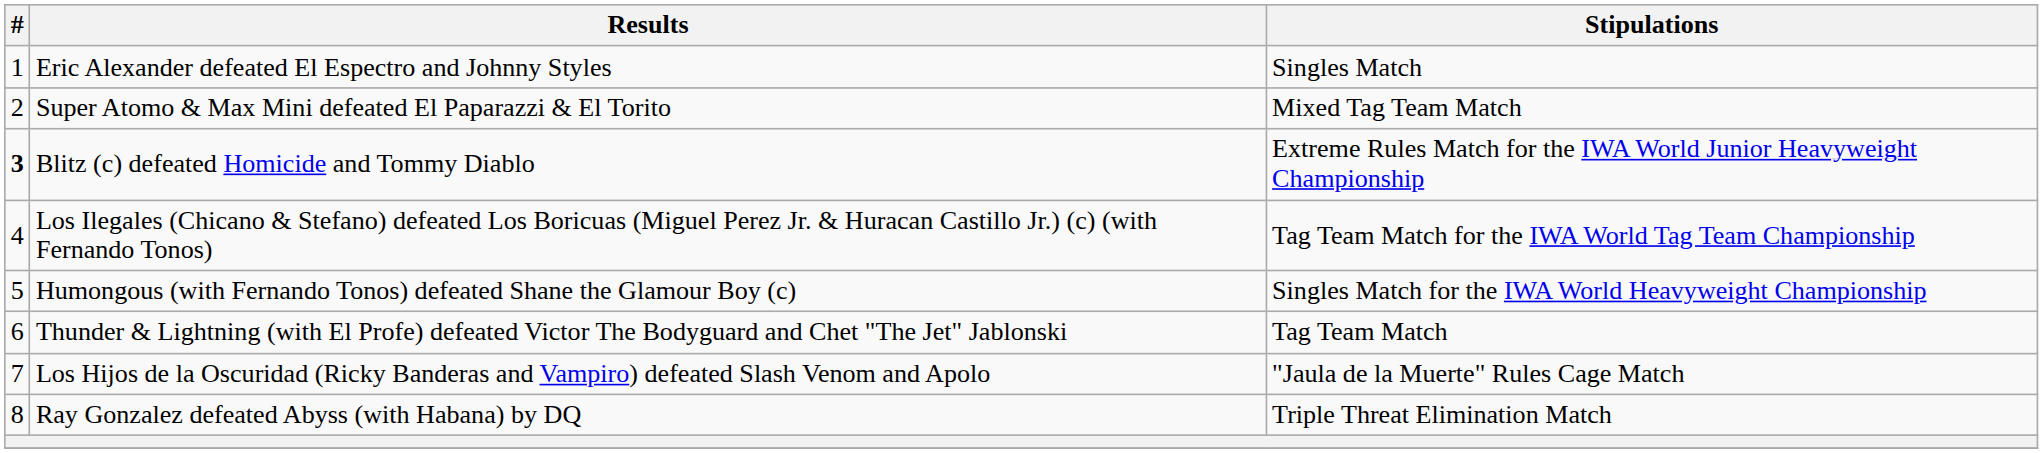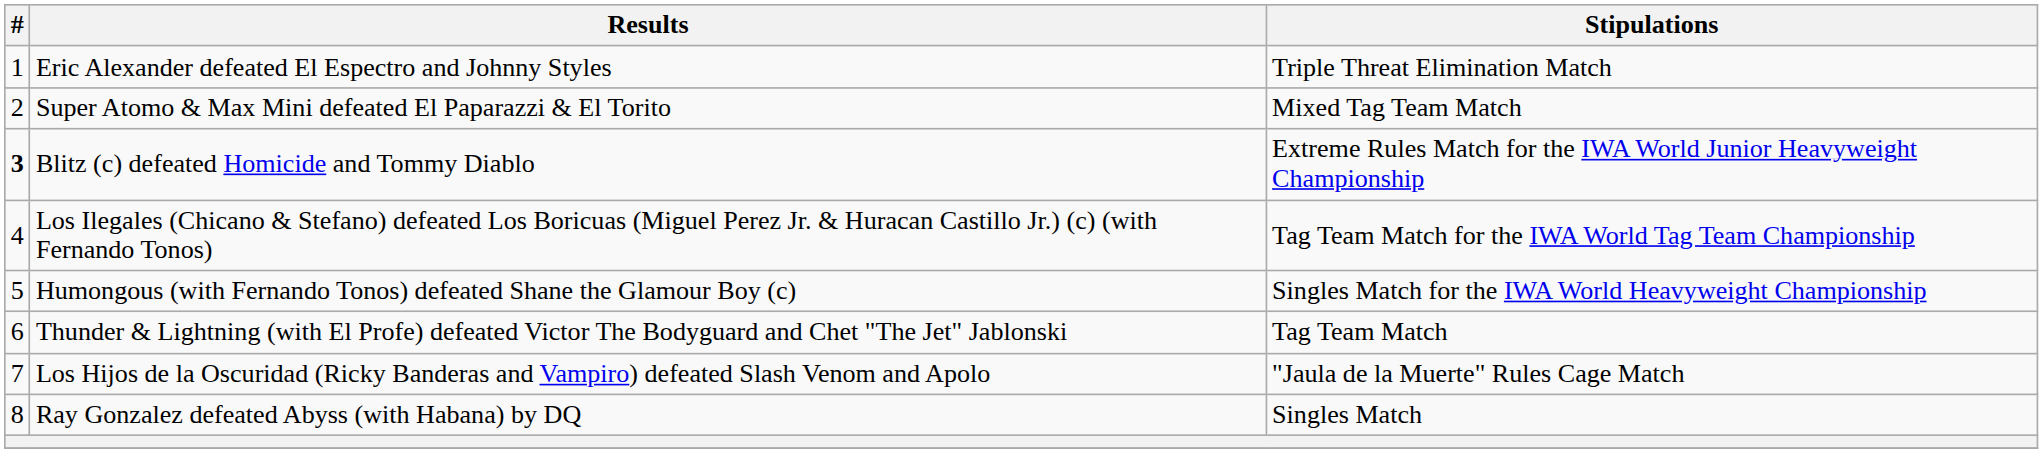(1347, 66) Singles Match -> (1442, 66) Triple Threat Elimination Match
(1442, 414) Triple Threat Elimination Match -> (1347, 414) Singles Match
